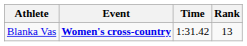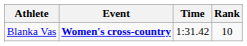(227, 31) 13 -> (227, 31) 10
